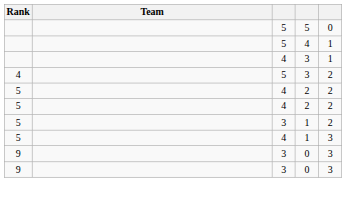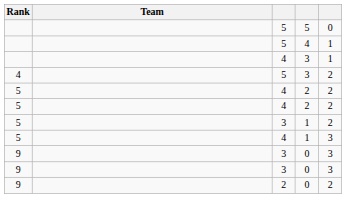+ row: (284, 185)
